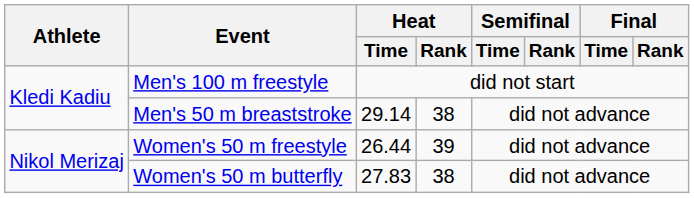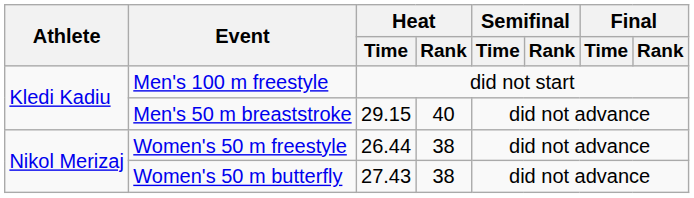(386, 114) 29.14 -> (386, 114) 29.15
(444, 114) 38 -> (444, 114) 40
(444, 146) 39 -> (444, 146) 38
(386, 177) 27.83 -> (386, 177) 27.43
